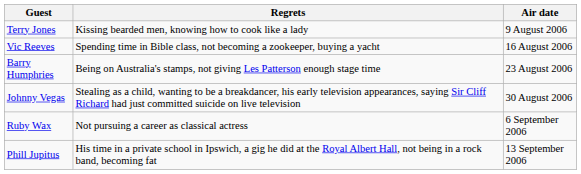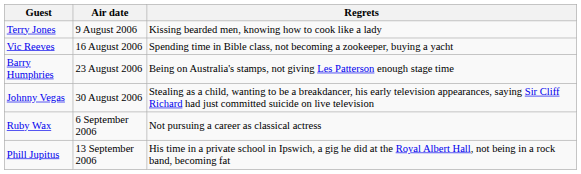columns swapped: (540, 12) <-> (288, 12)
